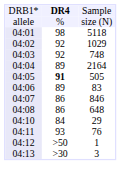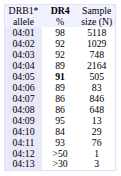+ row: (24, 120)
